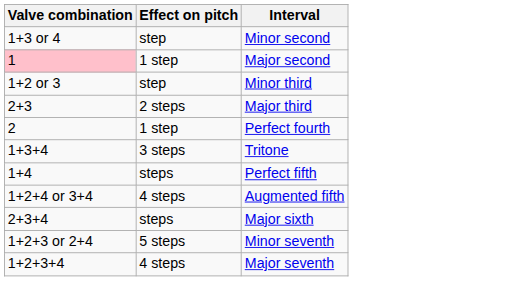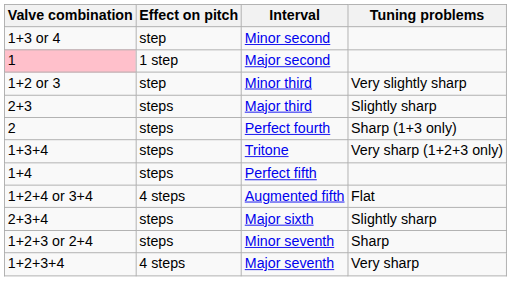+ column: (427, 15)
(162, 106) 2 steps -> (156, 106) steps
(159, 128) 1 step -> (156, 128) steps
(162, 151) 3 steps -> (156, 151) steps
(162, 241) 5 steps -> (156, 241) steps
